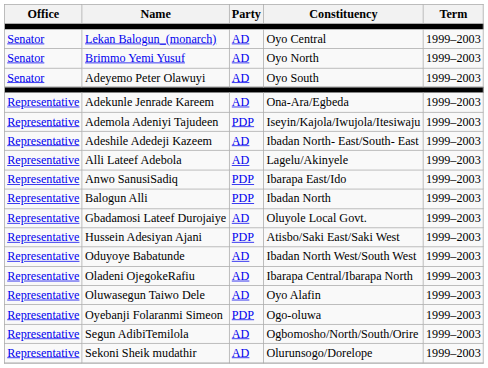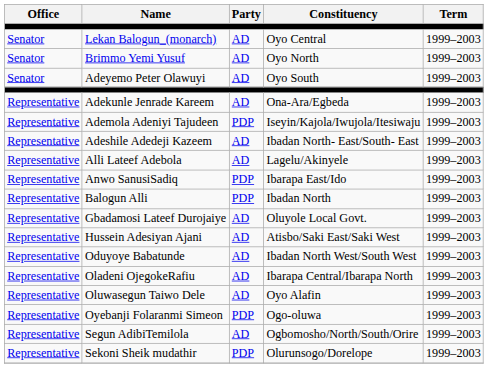(243, 237) PDP -> (241, 237) AD
(241, 353) AD -> (243, 353) PDP
